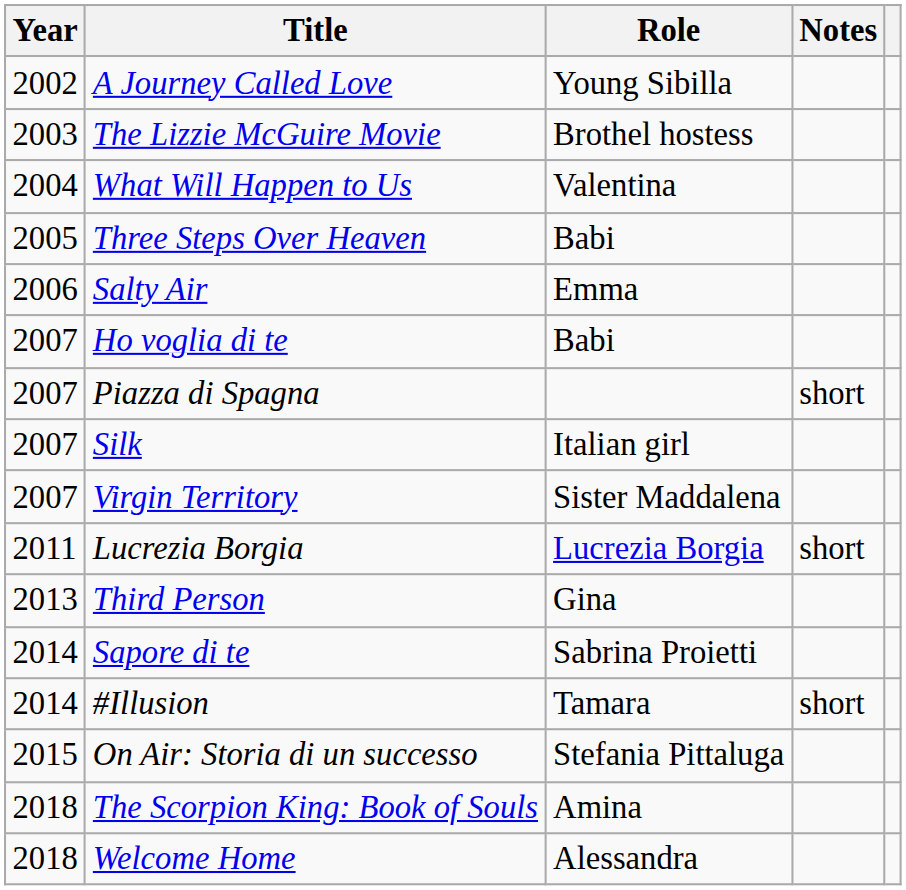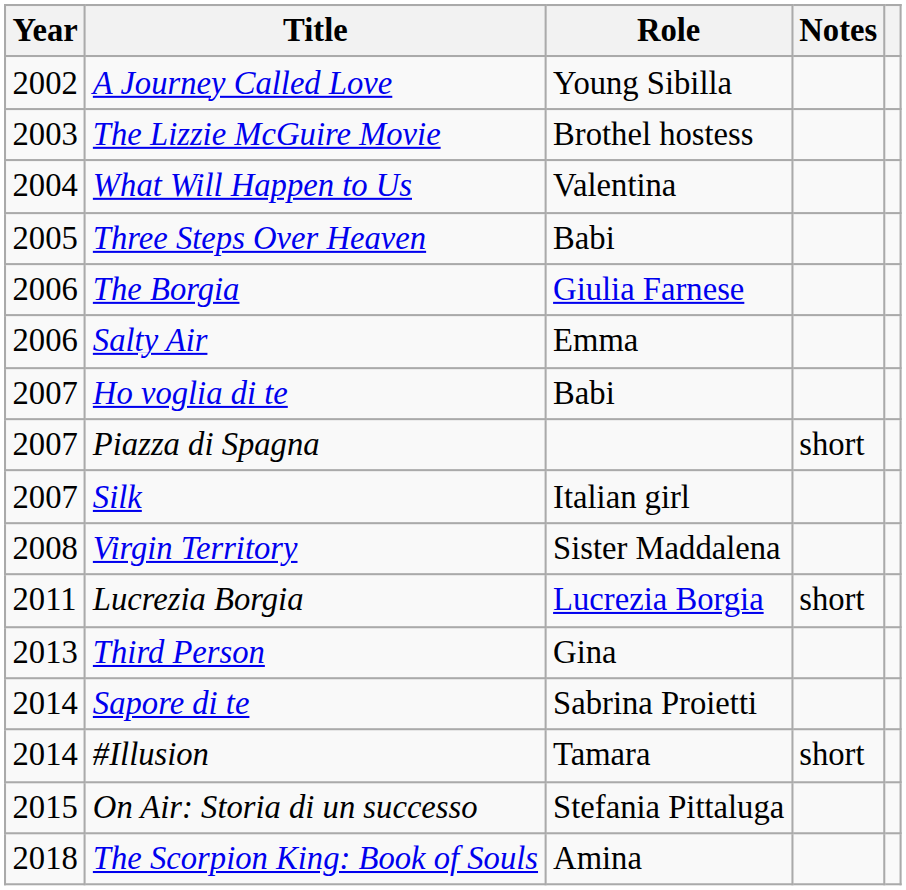+ row: (166, 289)
(45, 496) 2007 -> (45, 548) 2008
- row: (194, 858)
